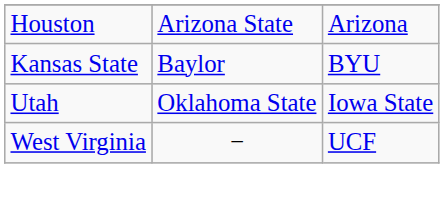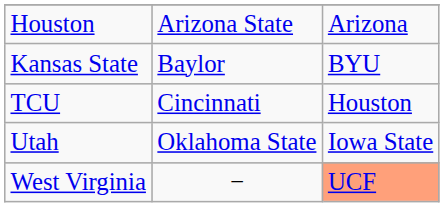+ row: (35, 102)
(352, 142) no background -> (352, 181) lightsalmon background
